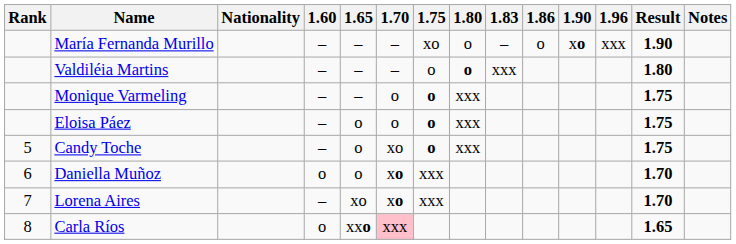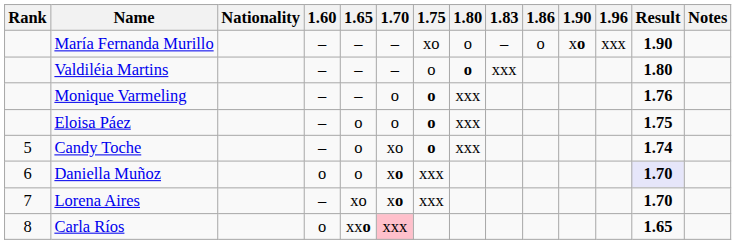(658, 95) 1.75 -> (658, 95) 1.76
(658, 148) 1.75 -> (658, 148) 1.74
(658, 174) no background -> (658, 174) lavender background
